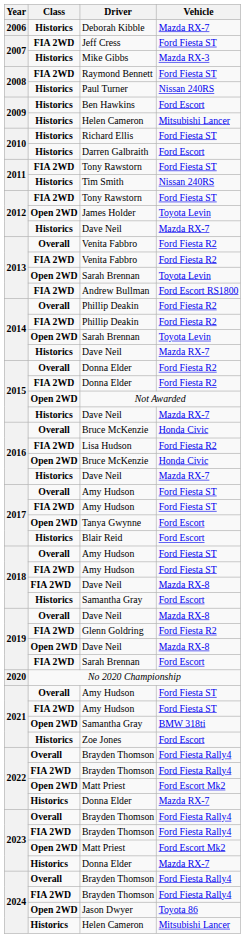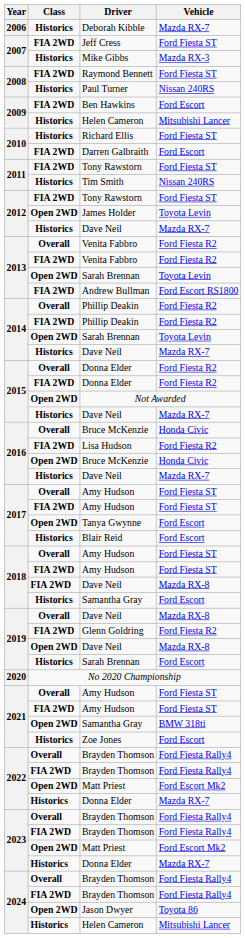(54, 105) Historics -> (54, 105) FIA 2WD
(54, 151) Historics -> (54, 151) FIA 2WD
(54, 662) FIA 2WD -> (54, 662) Historics
